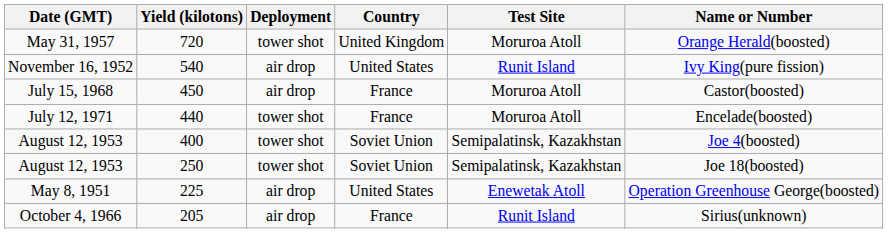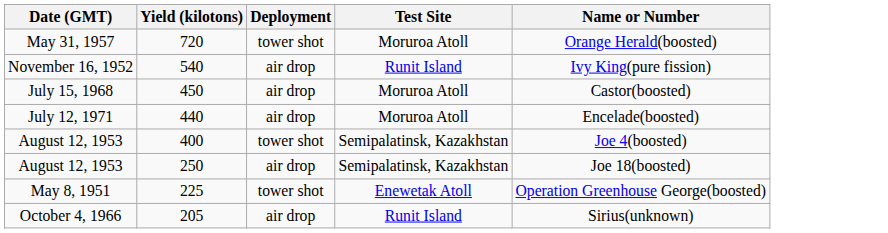- column: (391, 16)
(291, 116) tower shot -> (291, 116) air drop
(291, 166) tower shot -> (291, 166) air drop
(291, 191) air drop -> (291, 191) tower shot
